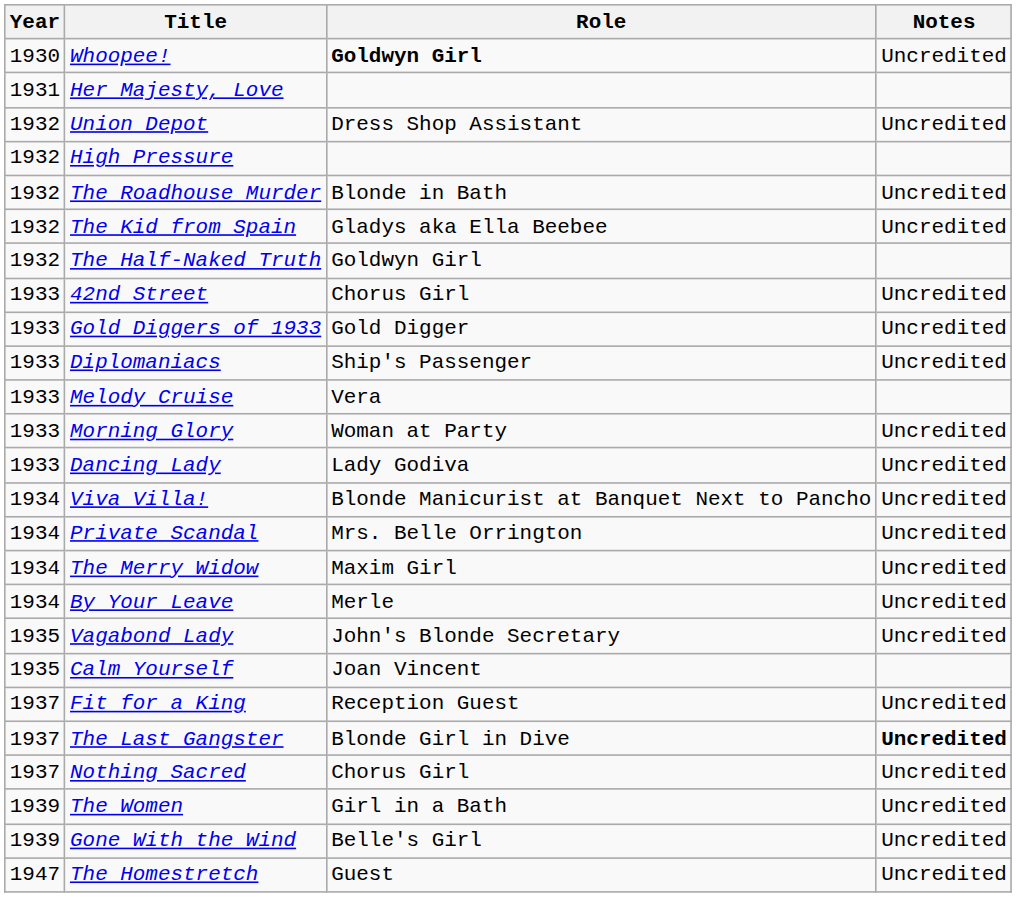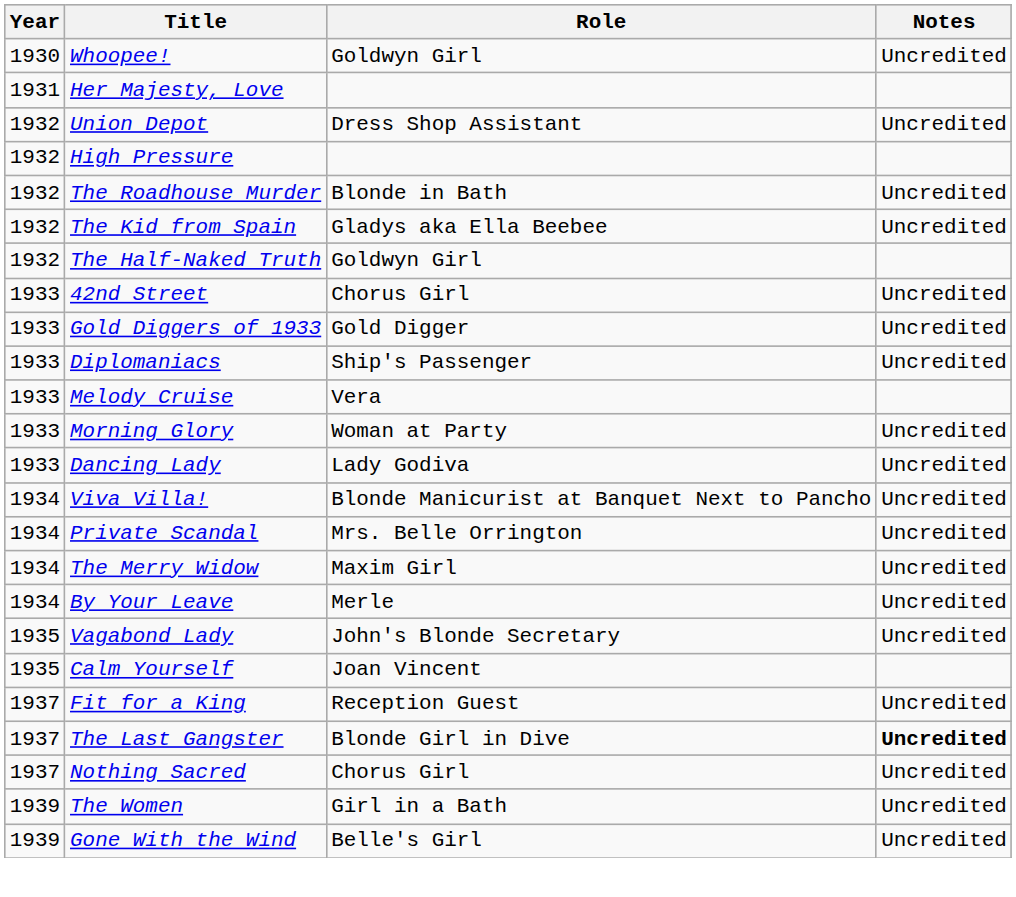(407, 56) bold -> (407, 56) normal
- row: (164, 875)
